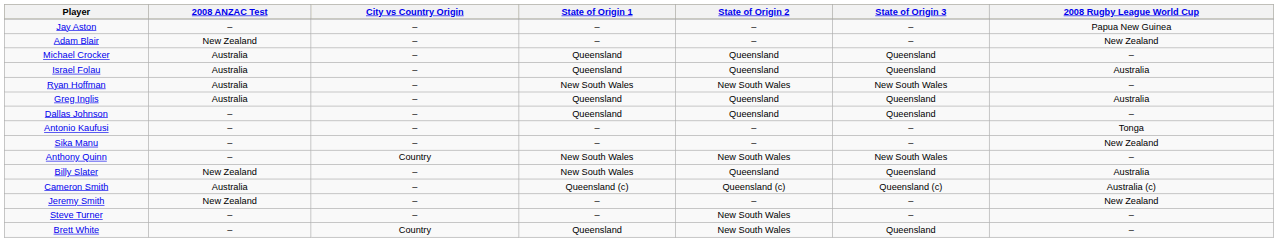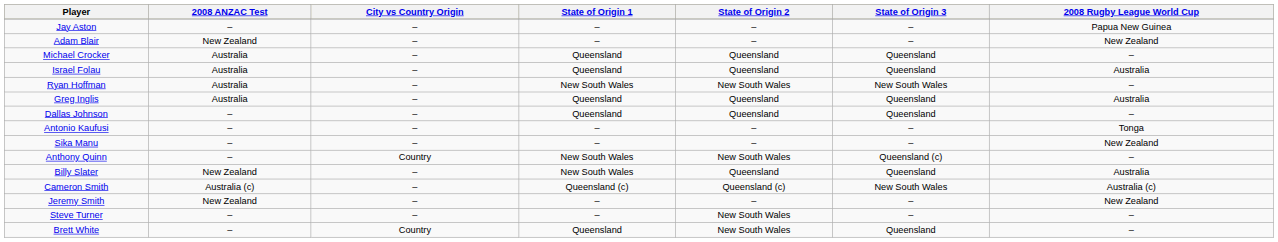(911, 158) New South Wales -> (911, 158) Queensland (c)
(230, 187) Australia -> (230, 187) Australia (c)
(911, 187) Queensland (c) -> (911, 187) New South Wales
